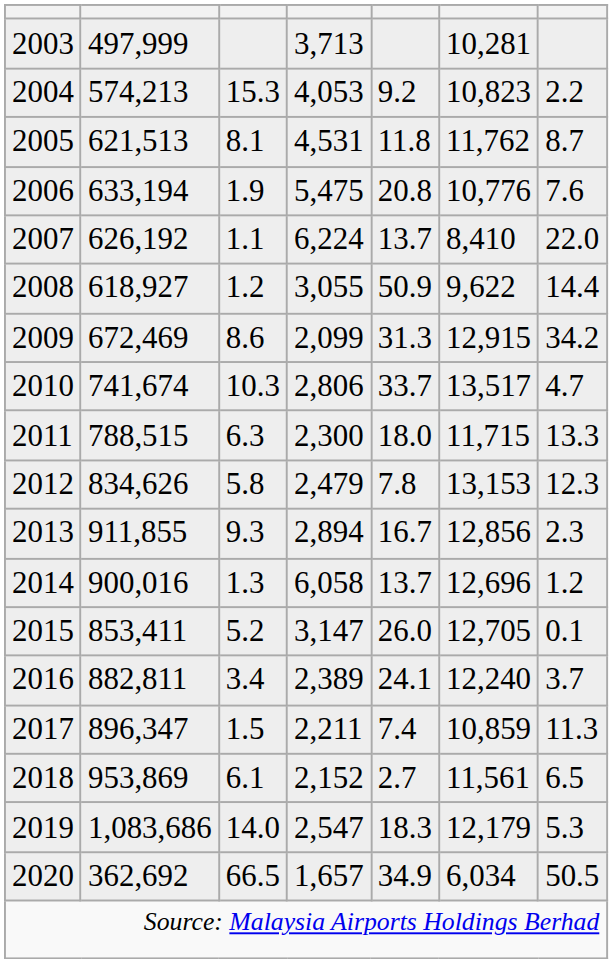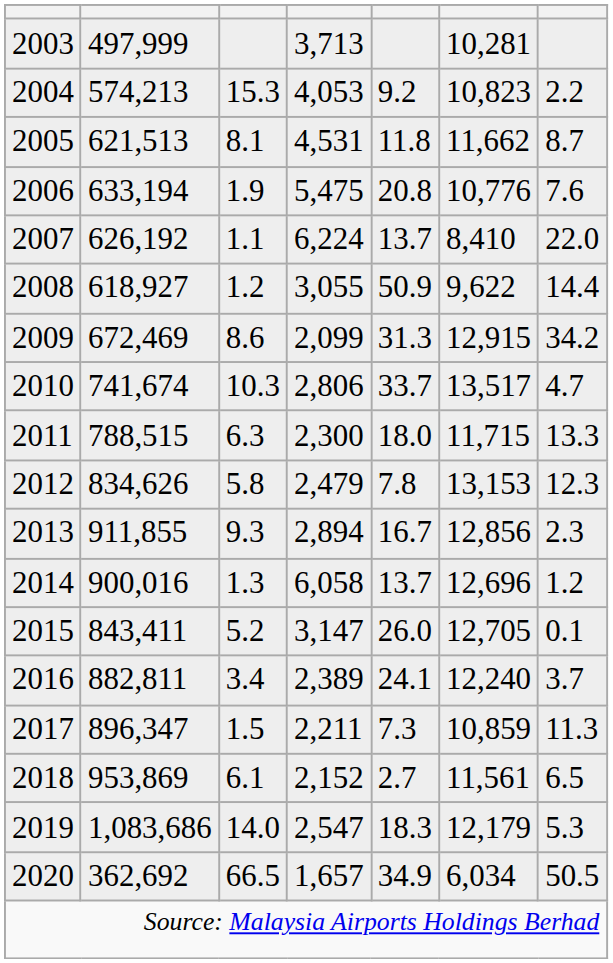(488, 141) 11,762 -> (488, 141) 11,662
(138, 630) 853,411 -> (138, 630) 843,411
(397, 728) 7.4 -> (397, 728) 7.3
